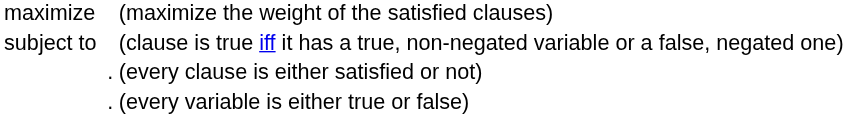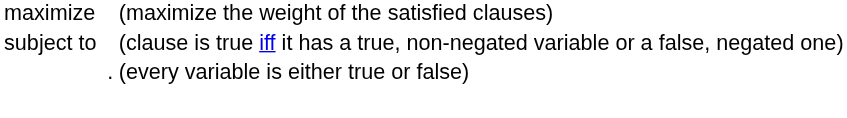- row: (301, 72)
